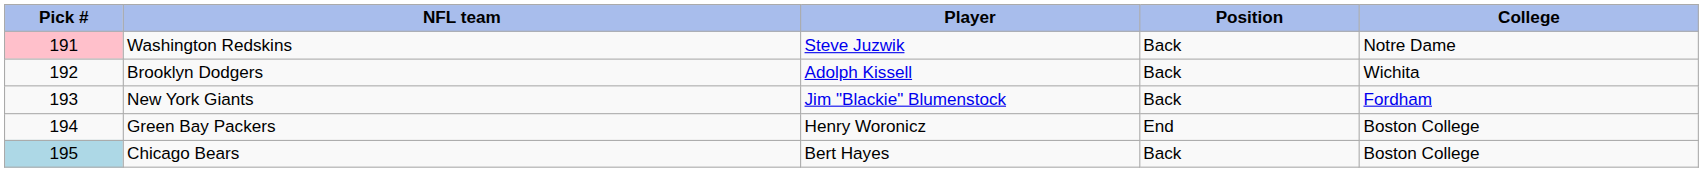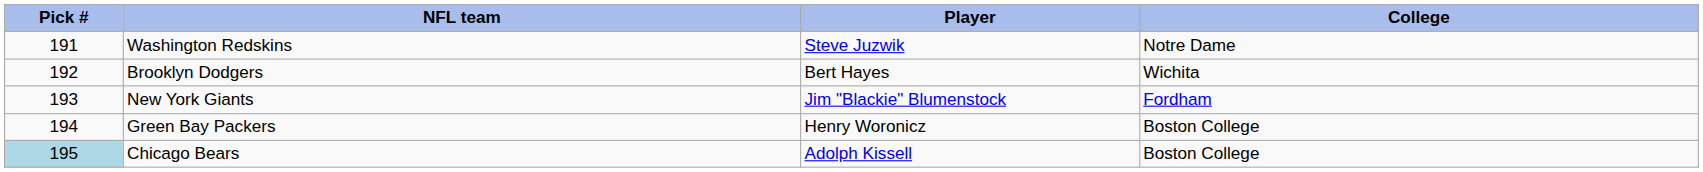- column: (1249, 18)
(64, 45) pink background -> (64, 45) no background
(858, 72) Adolph Kissell -> (847, 72) Bert Hayes
(847, 153) Bert Hayes -> (858, 153) Adolph Kissell
